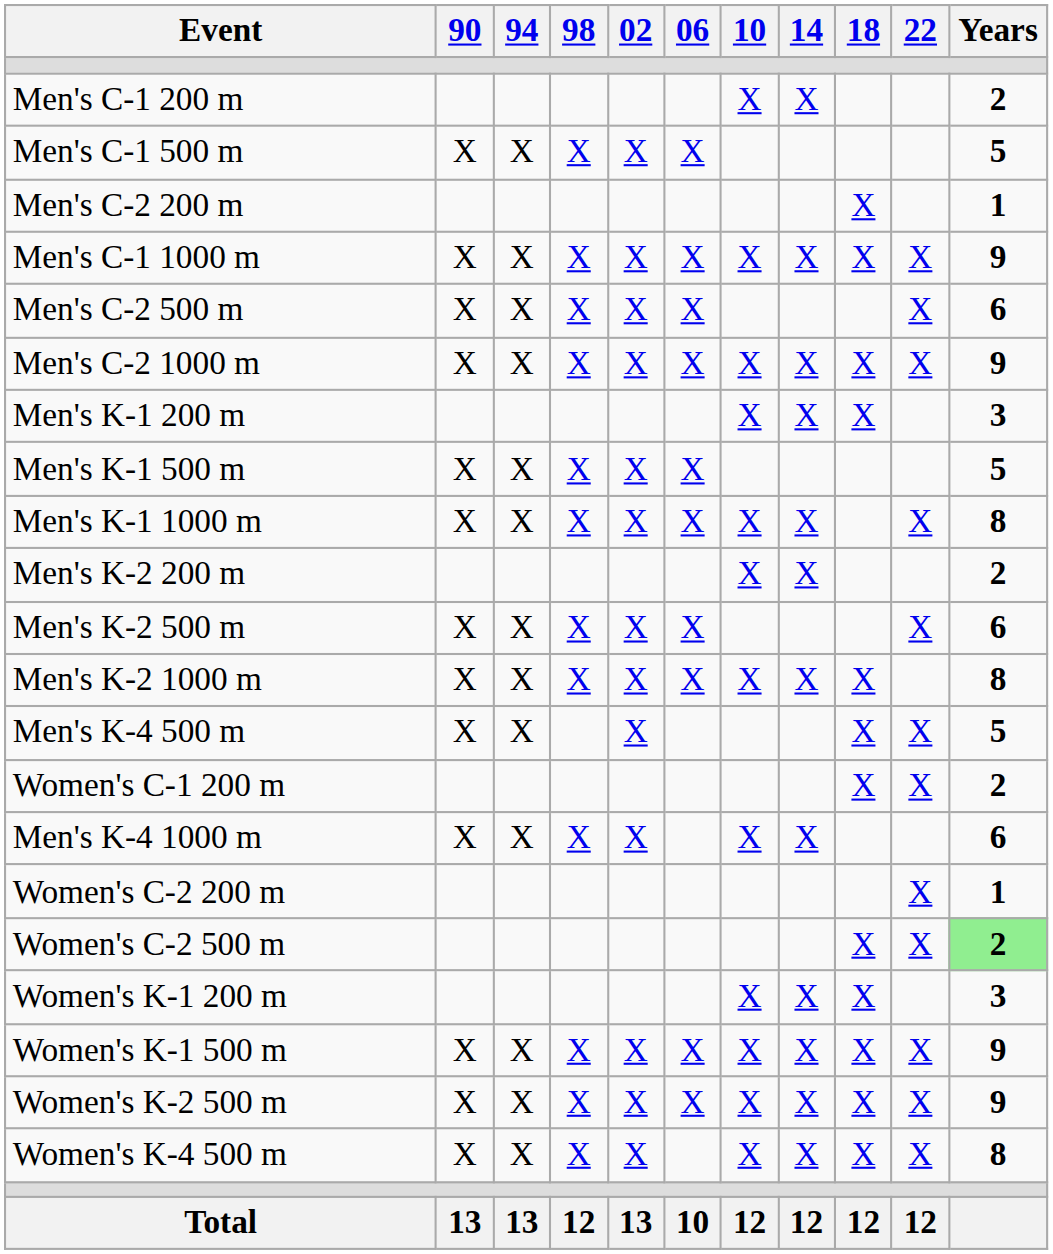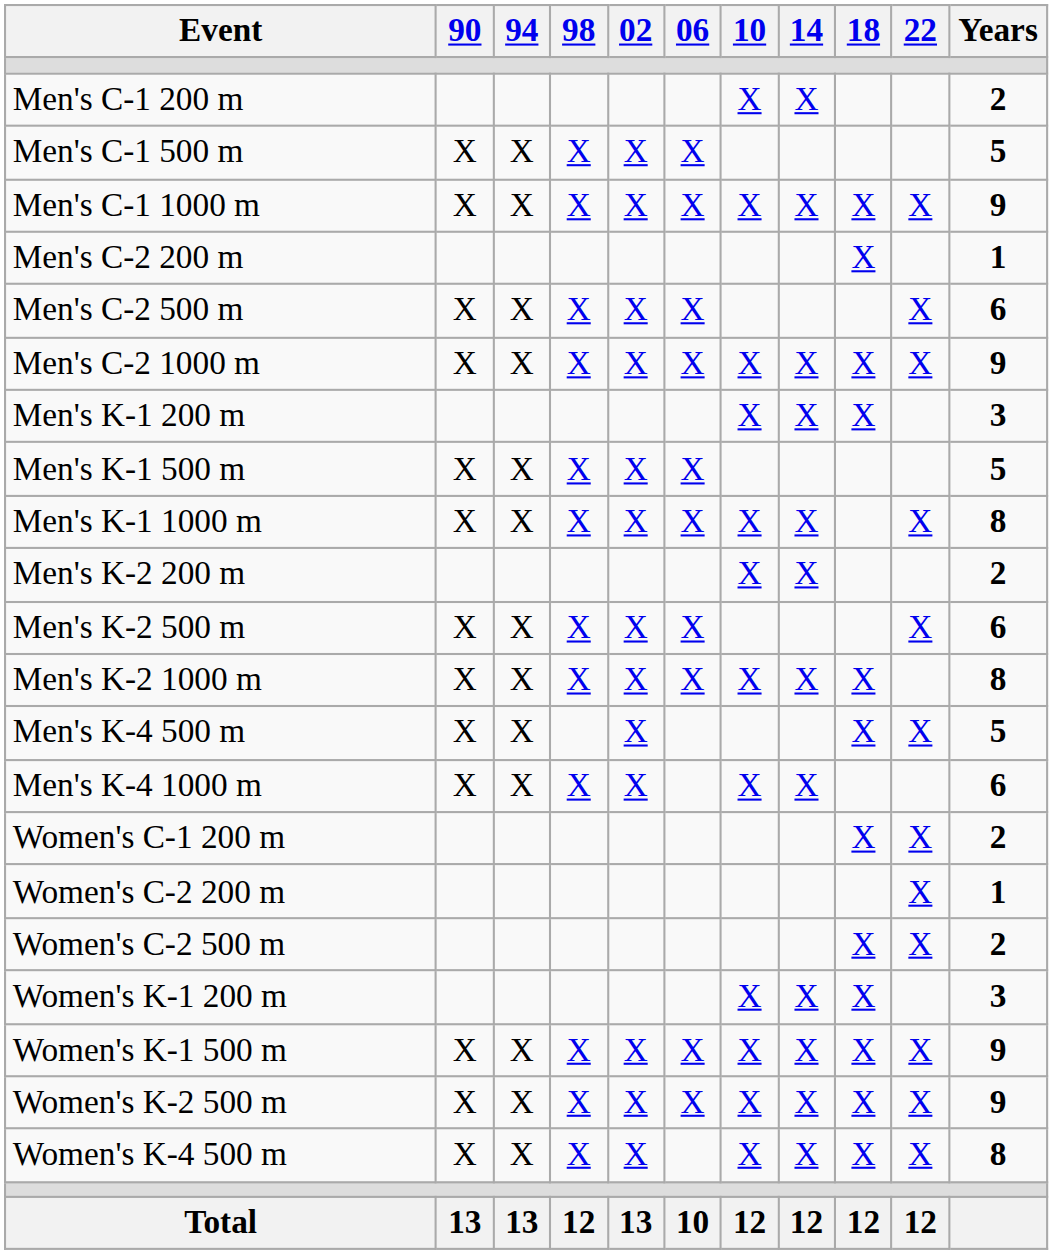rows swapped: (136, 257) <-> (128, 204)
rows swapped: (137, 837) <-> (149, 785)
(998, 943) lightgreen background -> (998, 943) no background
